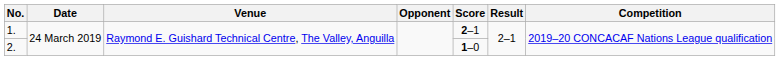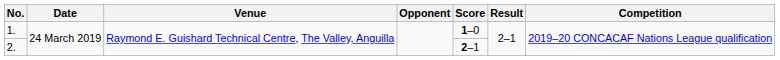(470, 30) 2–1 -> (470, 30) 1–0
(470, 47) 1–0 -> (470, 47) 2–1
